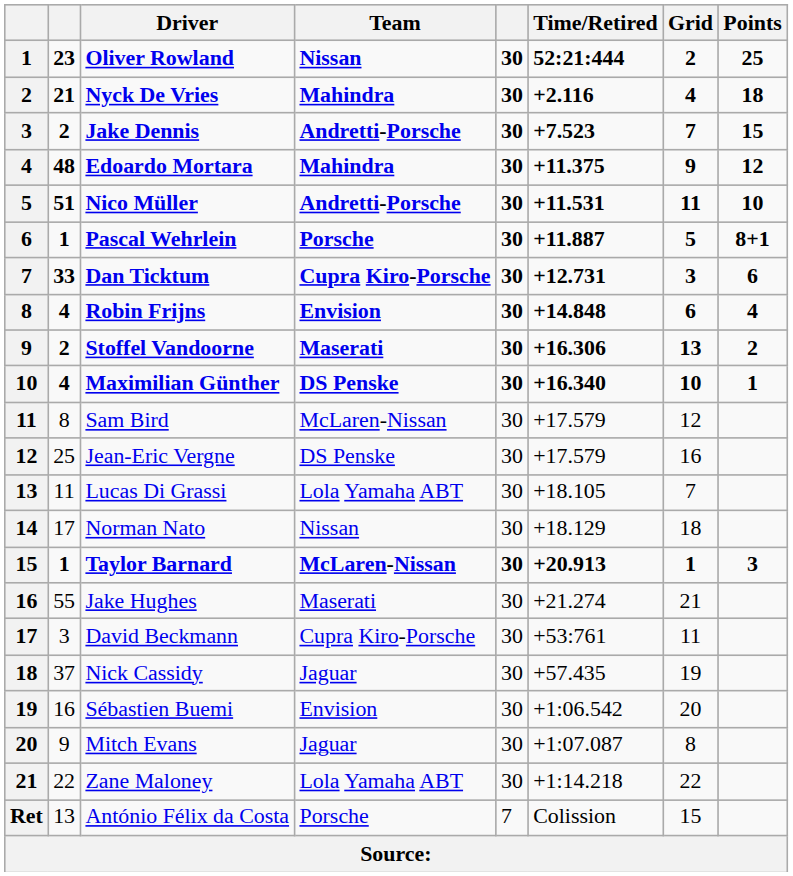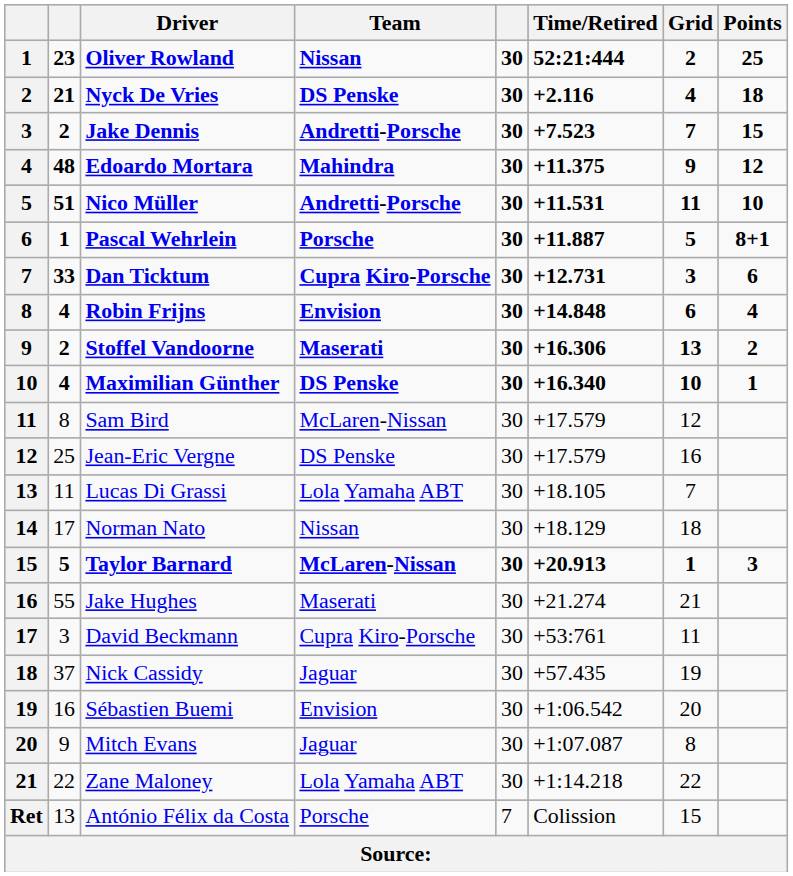(347, 94) Mahindra -> (349, 94) DS Penske
(64, 564) 1 -> (64, 564) 5
